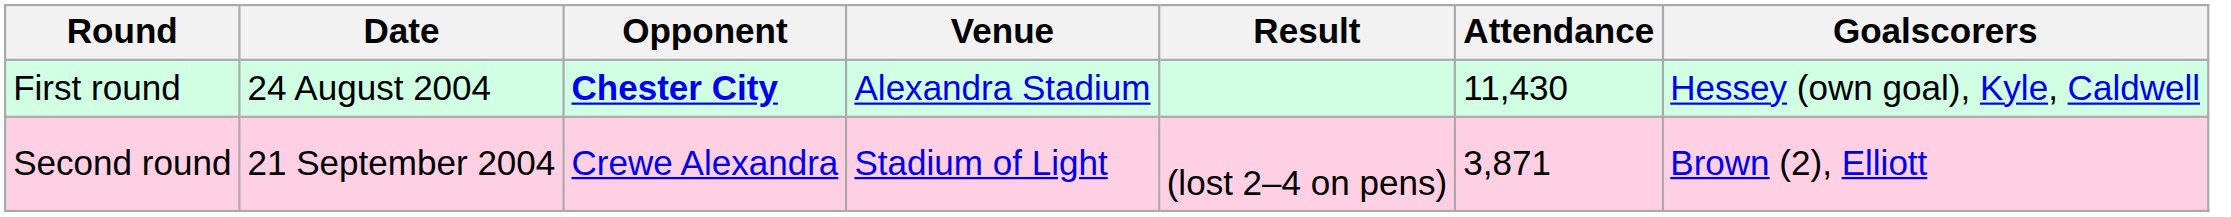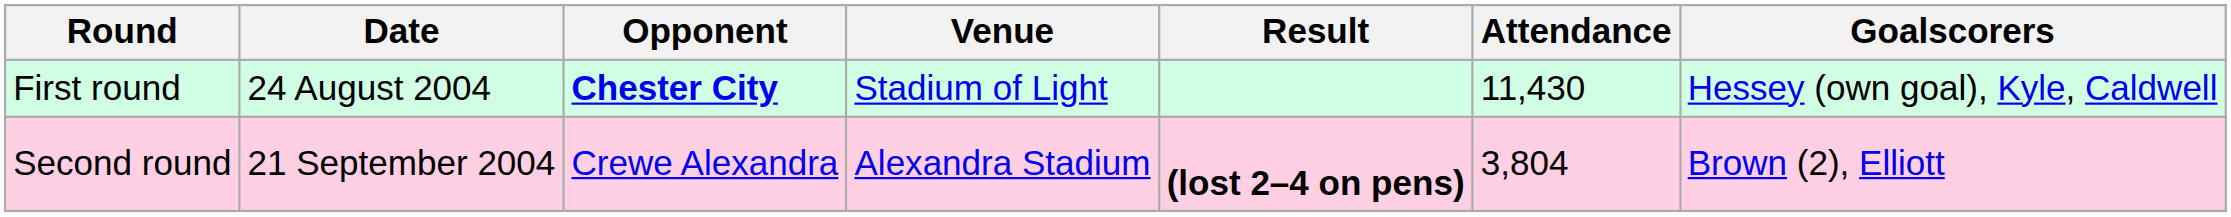(1003, 87) Alexandra Stadium -> (981, 87) Stadium of Light
(981, 163) Stadium of Light -> (1003, 163) Alexandra Stadium
(1307, 182) normal -> (1316, 182) bold
(1507, 163) 3,871 -> (1525, 163) 3,804
